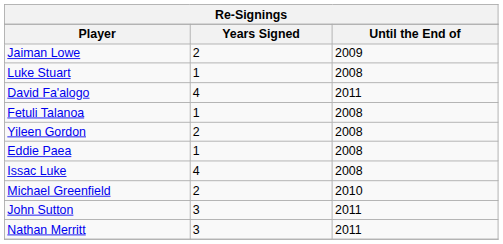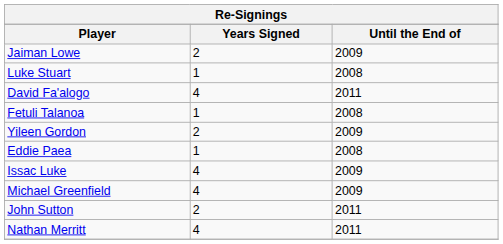(349, 132) 2008 -> (349, 132) 2009
(349, 171) 2008 -> (349, 171) 2009
(196, 191) 2 -> (196, 191) 4
(349, 191) 2010 -> (349, 191) 2009
(196, 210) 3 -> (196, 210) 2
(196, 230) 3 -> (196, 230) 4
